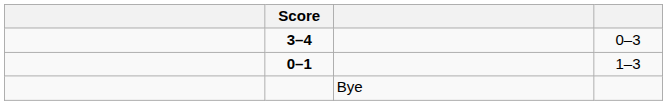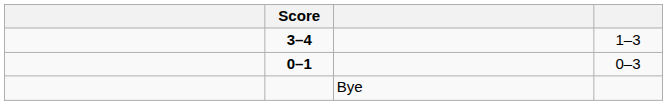(628, 40) 0–3 -> (628, 40) 1–3
(628, 64) 1–3 -> (628, 64) 0–3
